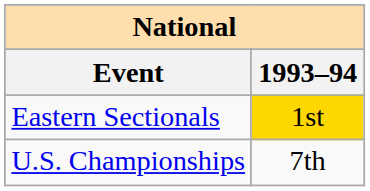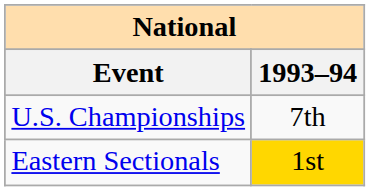rows swapped: (128, 161) <-> (116, 116)
